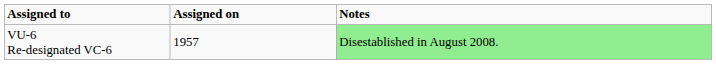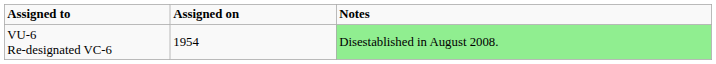(186, 42) 1957 -> (186, 42) 1954
